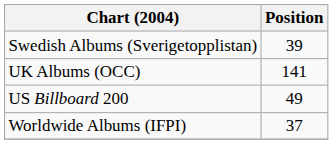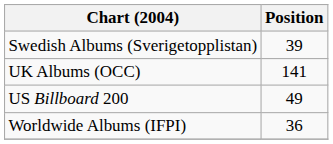(294, 125) 37 -> (294, 125) 36
